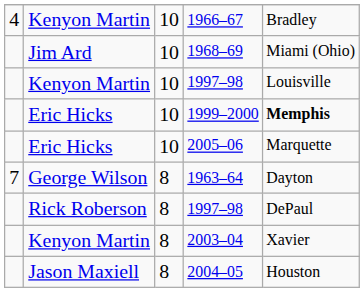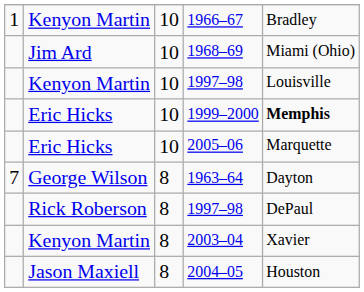(14, 20) 4 -> (14, 20) 1
